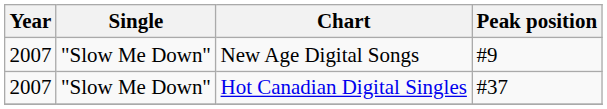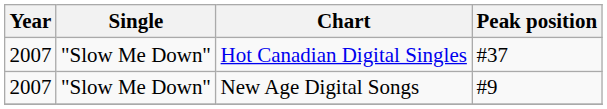rows swapped: (344, 87) <-> (320, 54)
